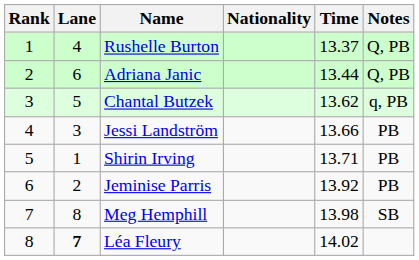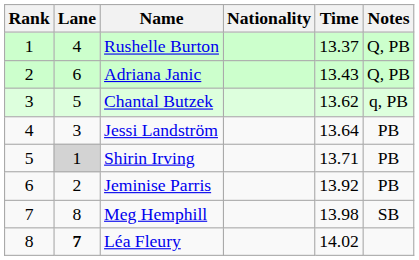(339, 74) 13.44 -> (339, 74) 13.43
(339, 130) 13.66 -> (339, 130) 13.64
(77, 158) no background -> (77, 158) lightgrey background
